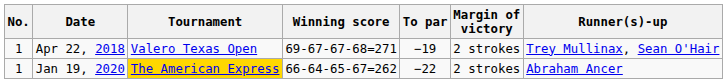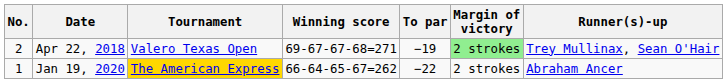(19, 49) 1 -> (19, 49) 2
(487, 49) no background -> (487, 49) lightgreen background
